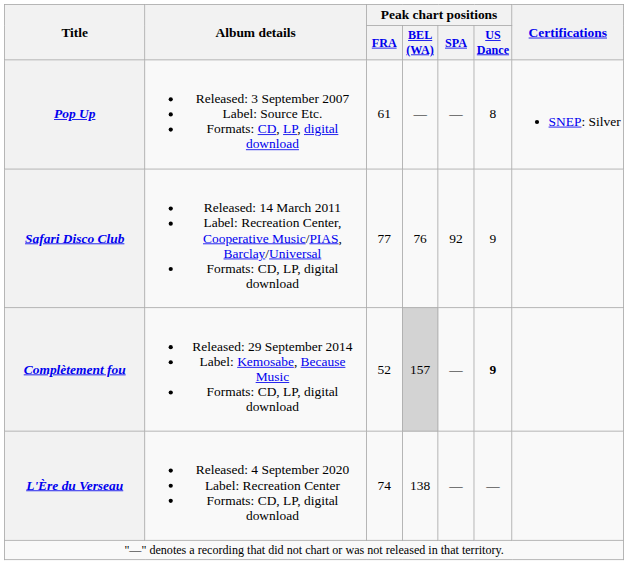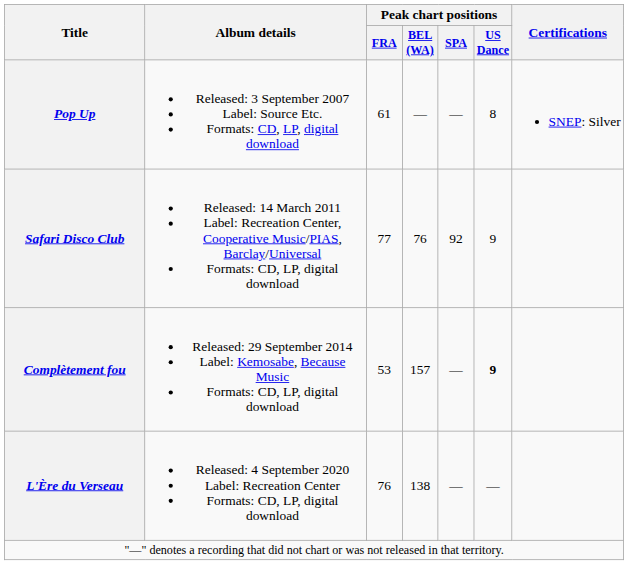(384, 369) 52 -> (384, 369) 53
(420, 369) lightgrey background -> (420, 369) no background
(384, 485) 74 -> (384, 485) 76
